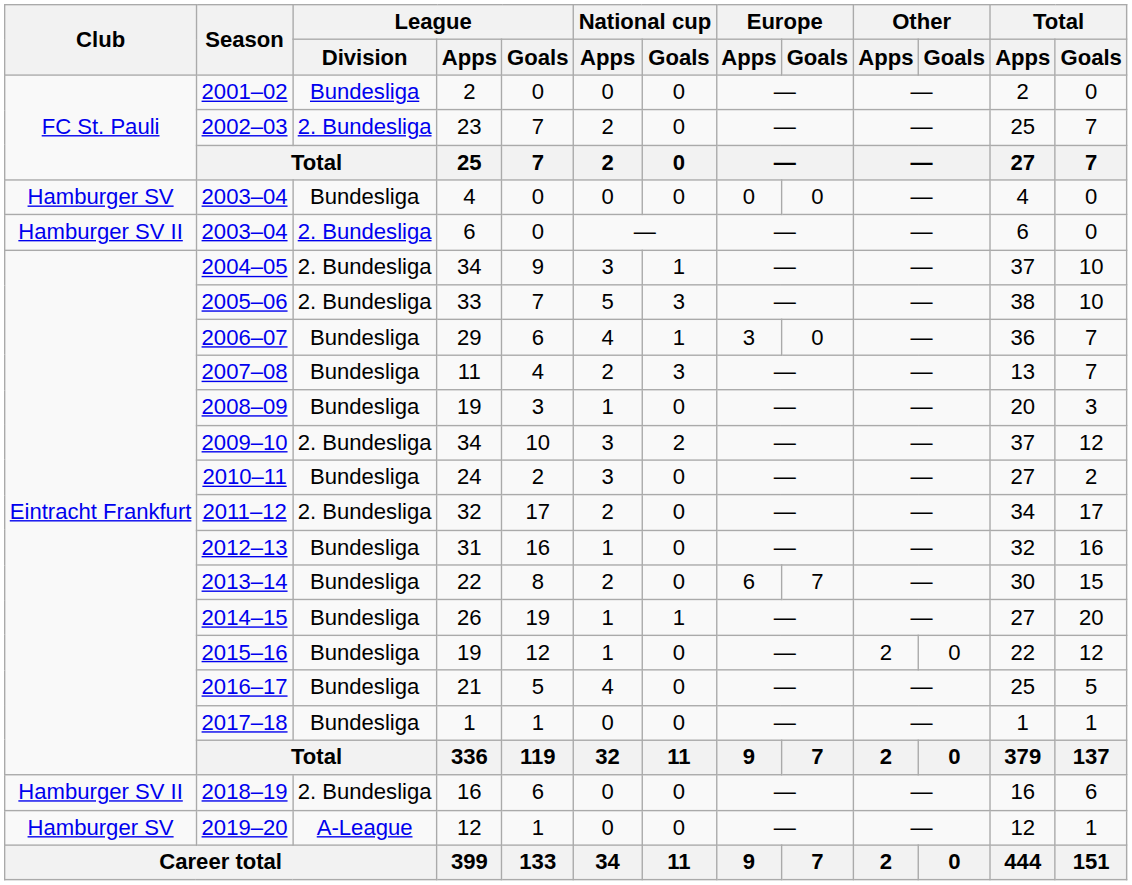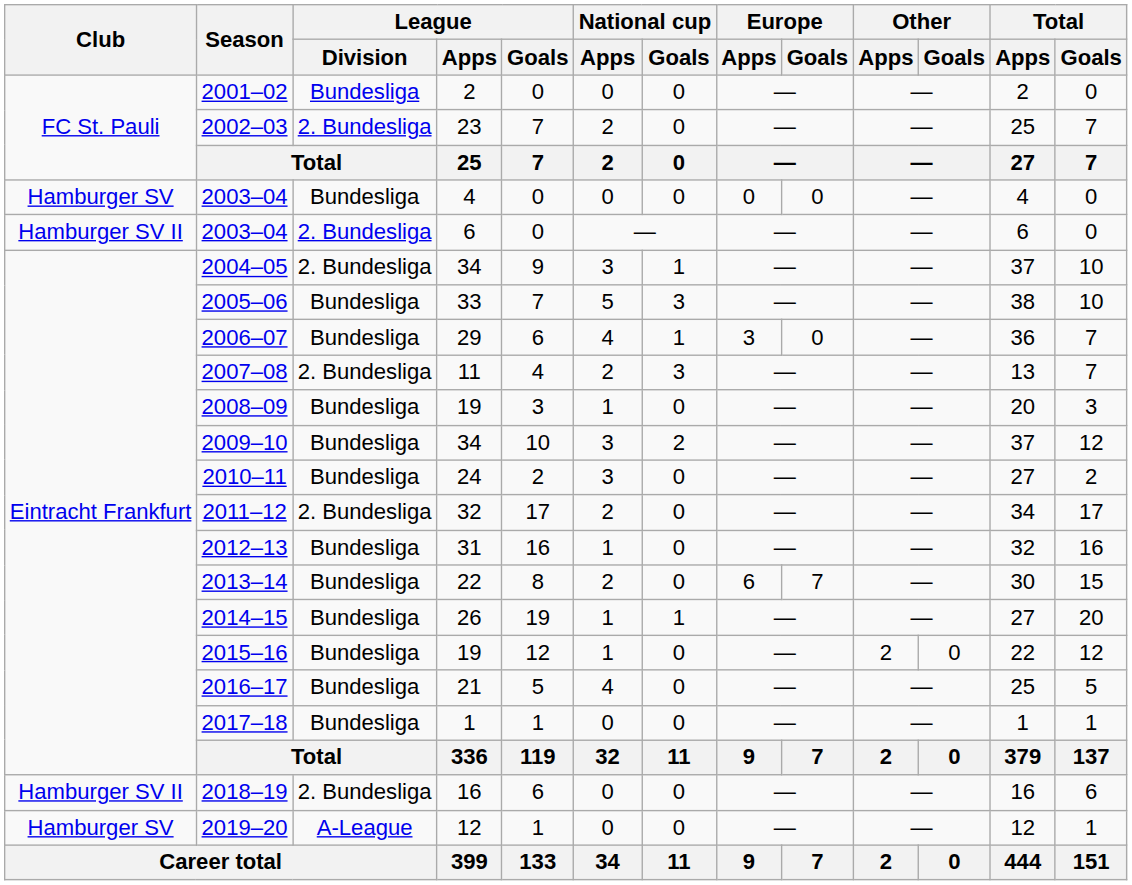(365, 302) 2. Bundesliga -> (365, 302) Bundesliga
(365, 372) Bundesliga -> (365, 372) 2. Bundesliga
(365, 442) 2. Bundesliga -> (365, 442) Bundesliga
